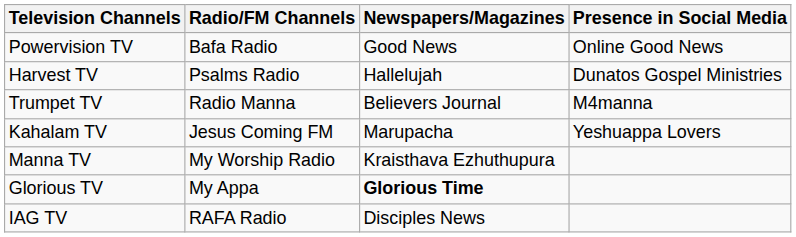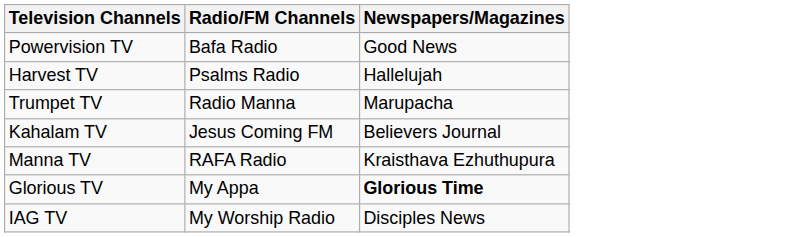- column: (680, 18)
(432, 103) Believers Journal -> (408, 103) Marupacha
(408, 132) Marupacha -> (432, 132) Believers Journal
(262, 160) My Worship Radio -> (238, 160) RAFA Radio
(238, 217) RAFA Radio -> (262, 217) My Worship Radio
